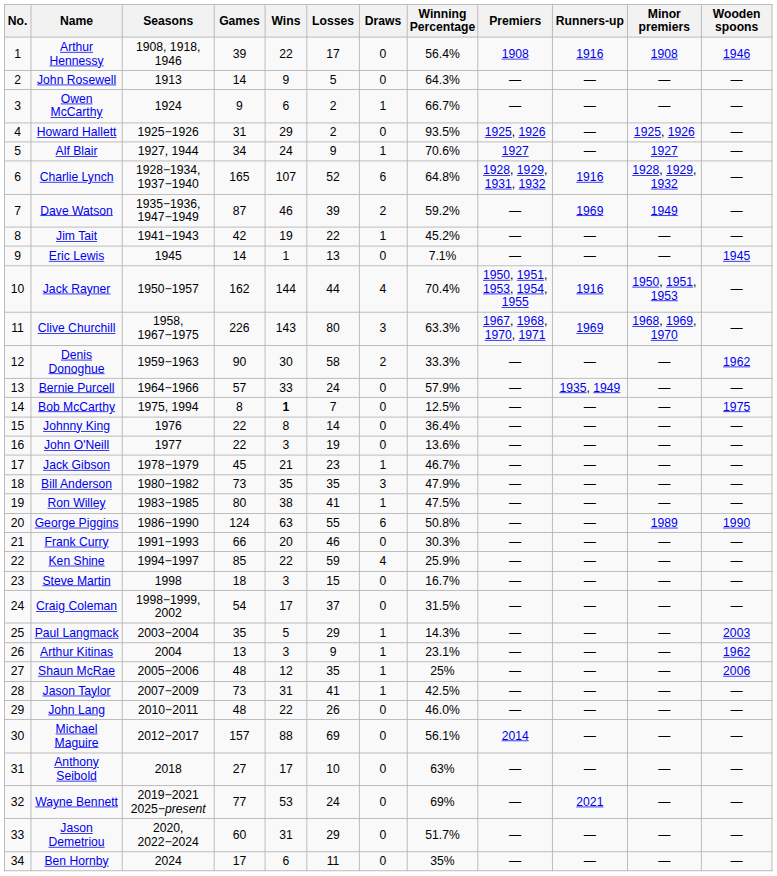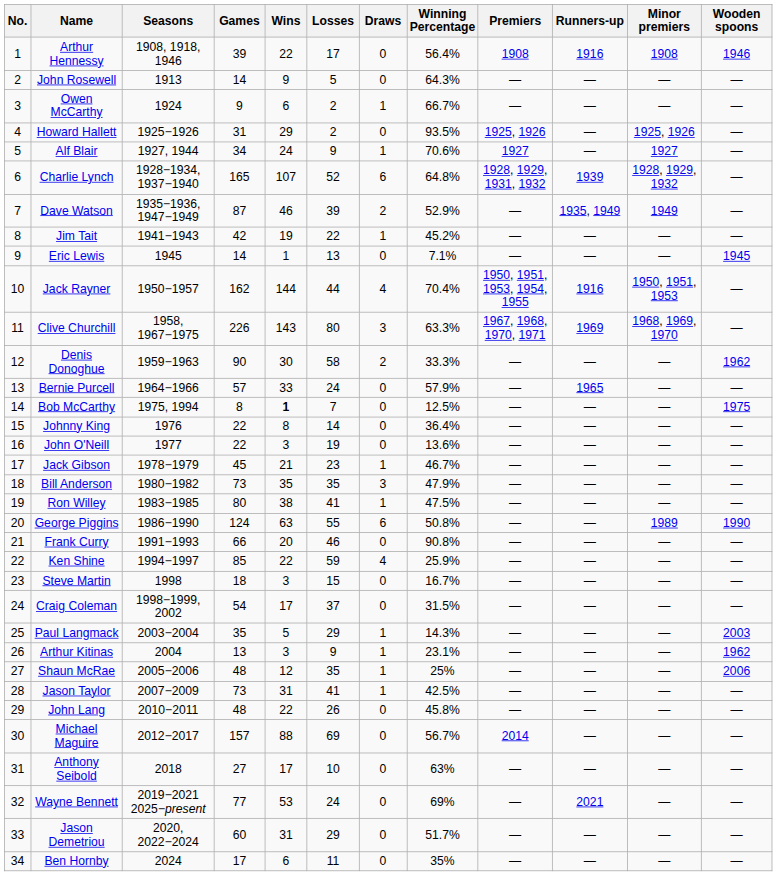(590, 177) 1916 -> (590, 177) 1939
(442, 210) 59.2% -> (442, 210) 52.9%
(590, 210) 1969 -> (590, 210) 1935, 1949
(590, 387) 1935, 1949 -> (590, 387) 1965
(442, 542) 30.3% -> (442, 542) 90.8%
(442, 710) 46.0% -> (442, 710) 45.8%
(442, 736) 56.1% -> (442, 736) 56.7%
